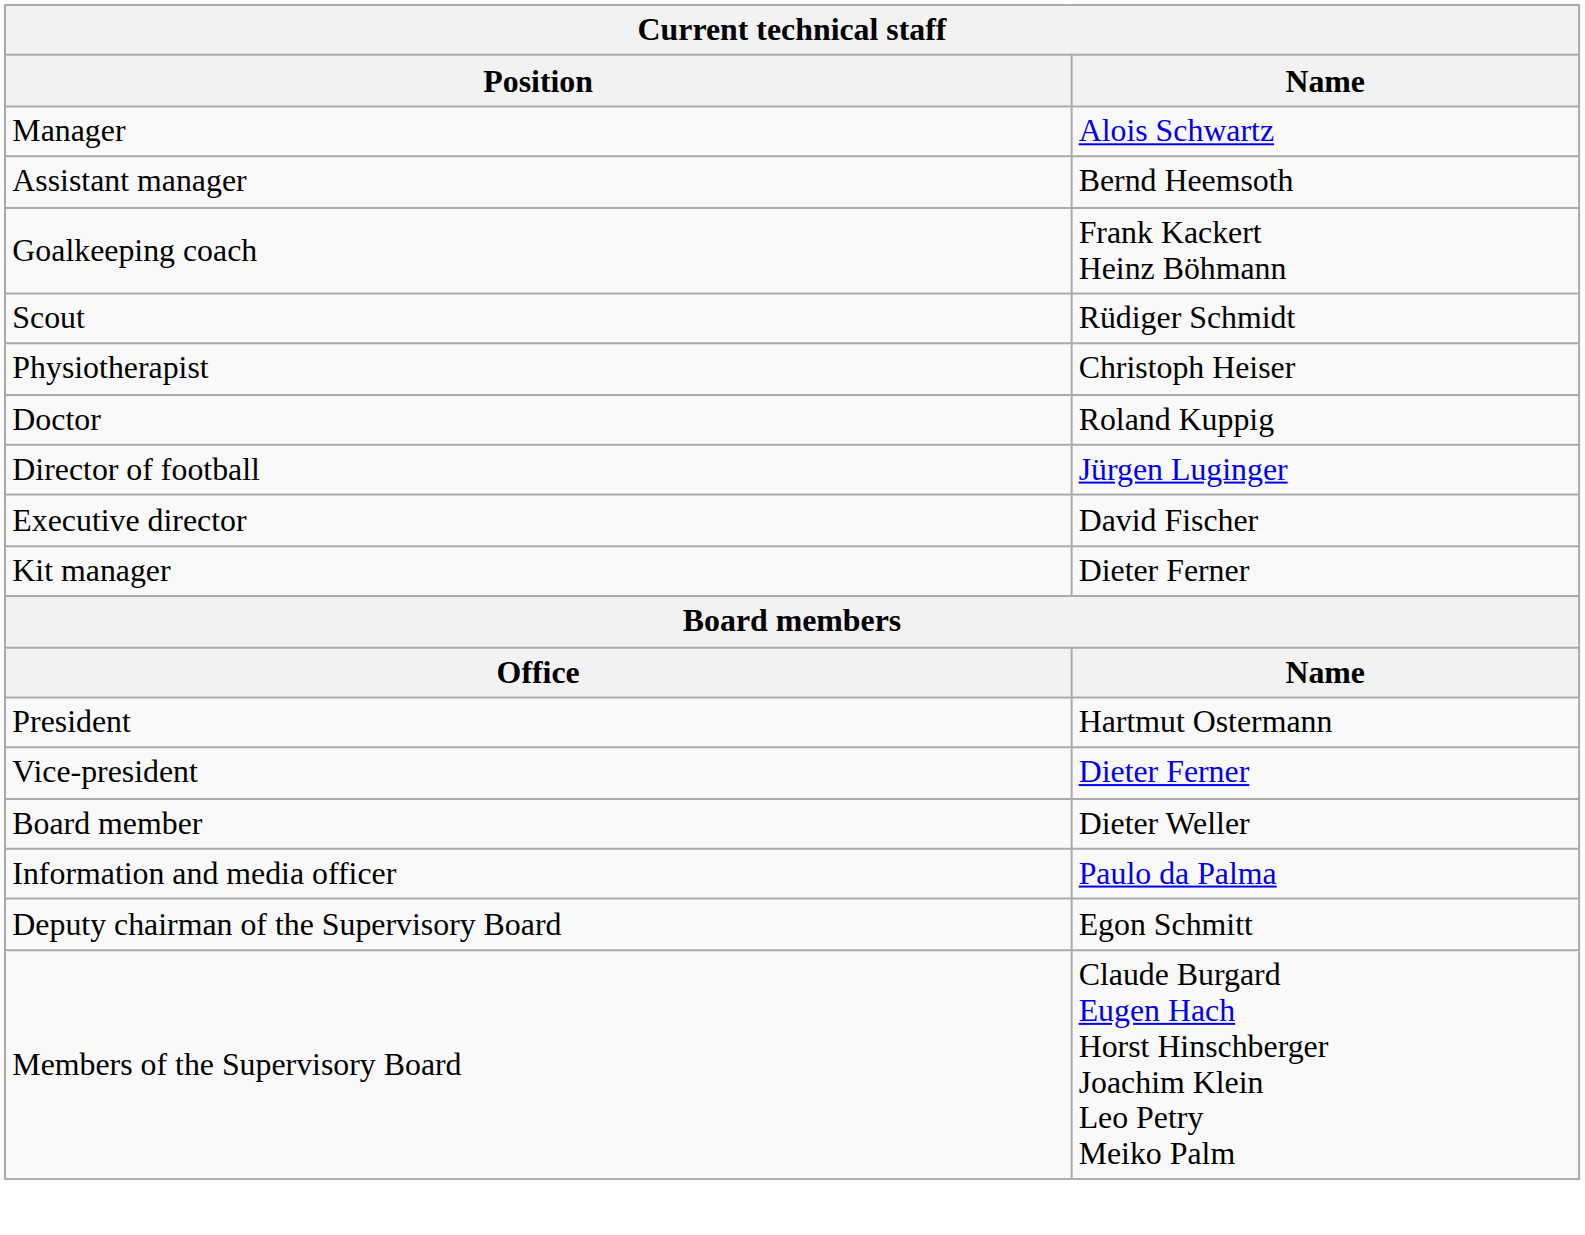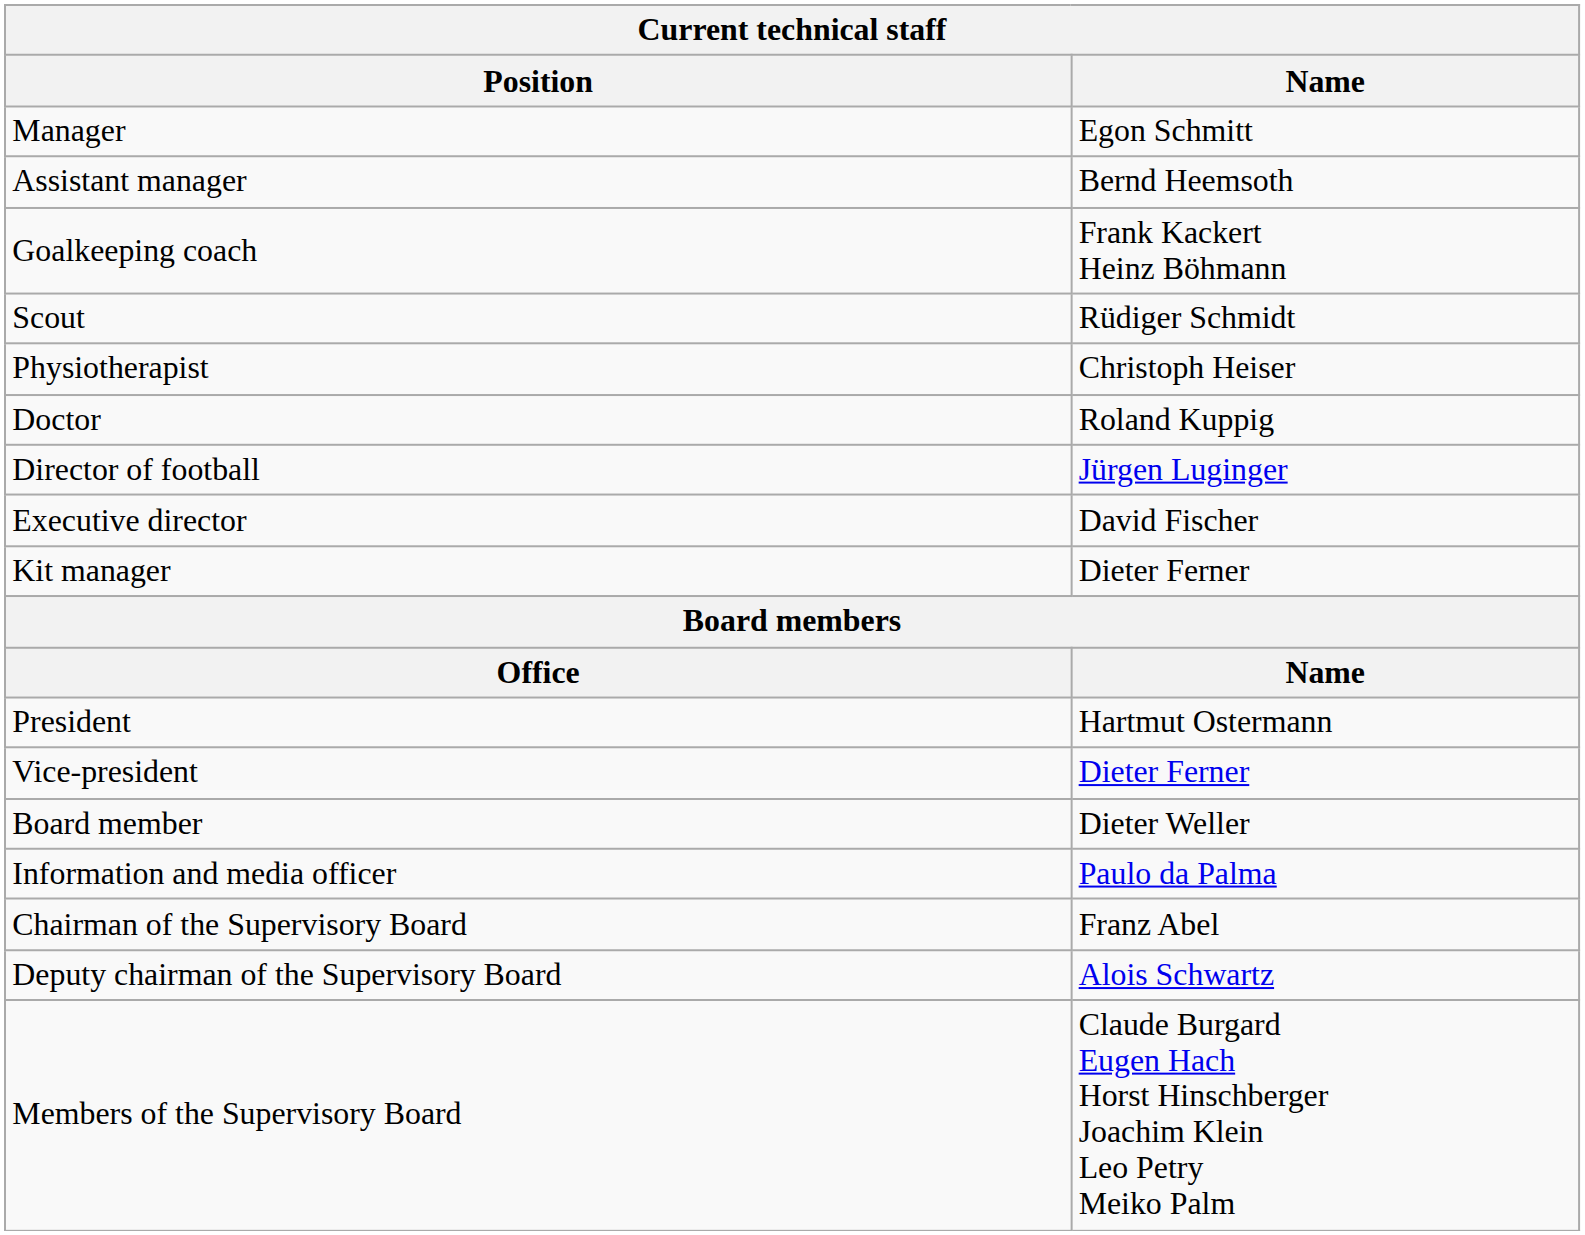(1176, 130) Alois Schwartz -> (1166, 130) Egon Schmitt
+ row: (240, 924)
(1166, 924) Egon Schmitt -> (1176, 974) Alois Schwartz
